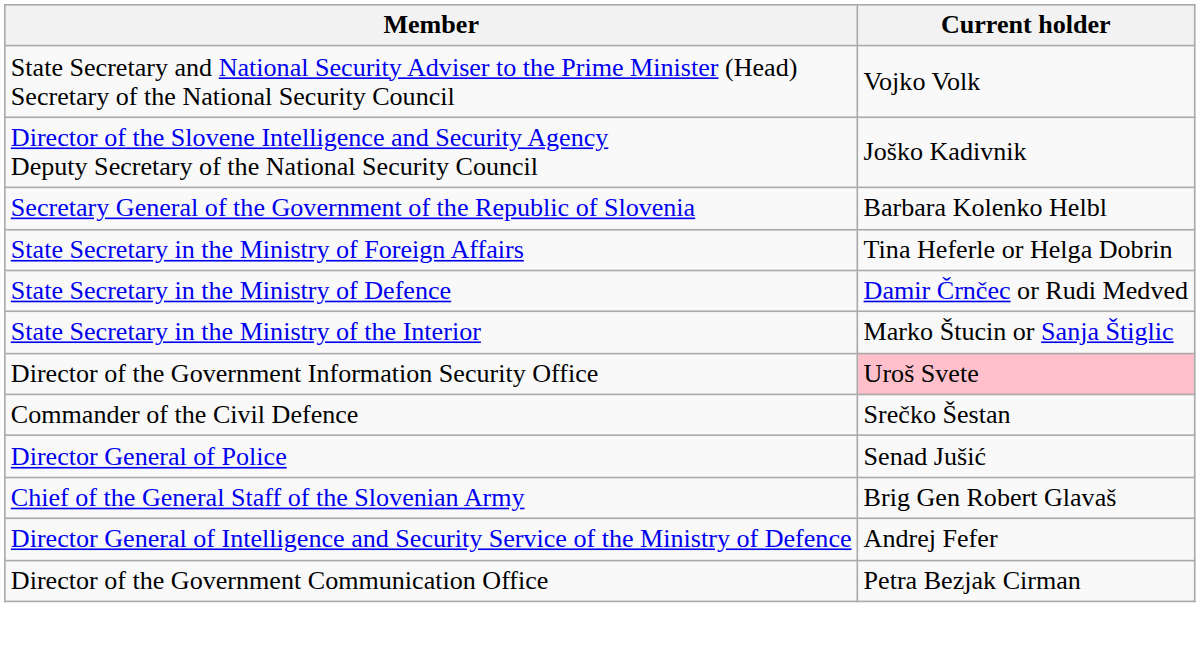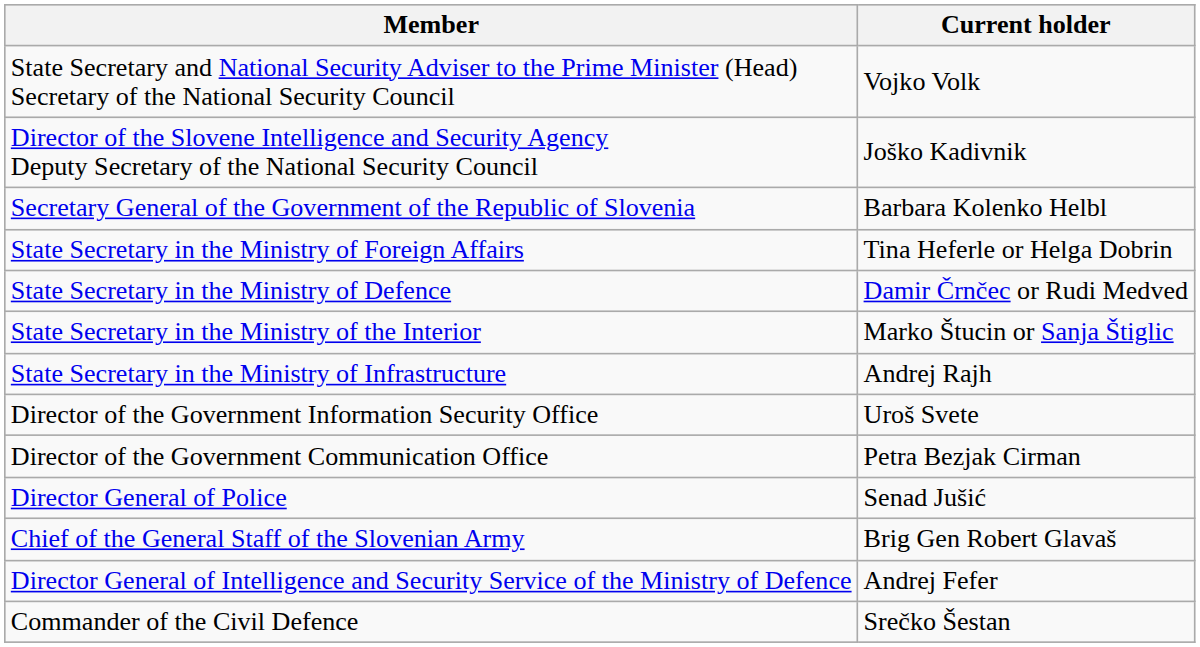+ row: (259, 373)
(921, 373) pink background -> (921, 414) no background
rows swapped: (280, 580) <-> (185, 414)
